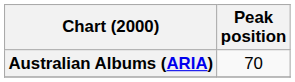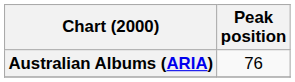(254, 63) 70 -> (254, 63) 76
